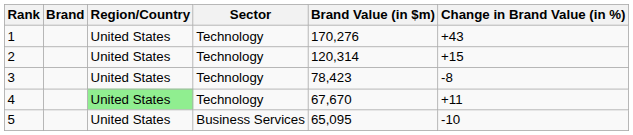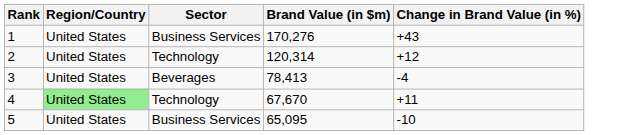- column: (65, 15)
(230, 36) Technology -> (206, 36) Business Services
(452, 57) +15 -> (408, 57) +12
(230, 78) Technology -> (184, 78) Beverages
(331, 78) 78,423 -> (287, 78) 78,413
(447, 78) -8 -> (402, 78) -4
